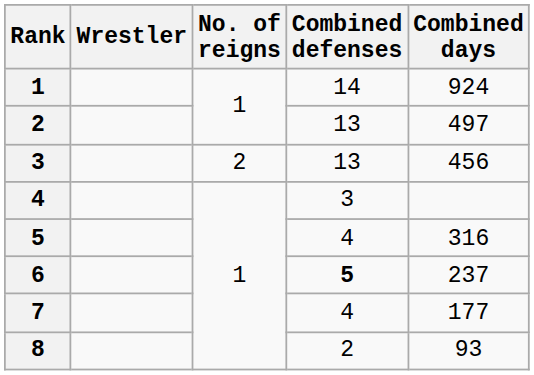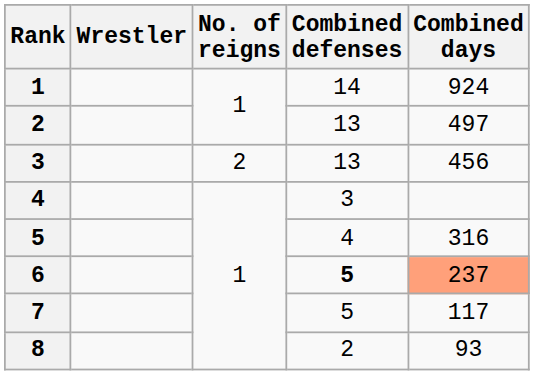(468, 275) no background -> (468, 275) lightsalmon background
(347, 313) 4 -> (347, 313) 5
(468, 313) 177 -> (468, 313) 117
